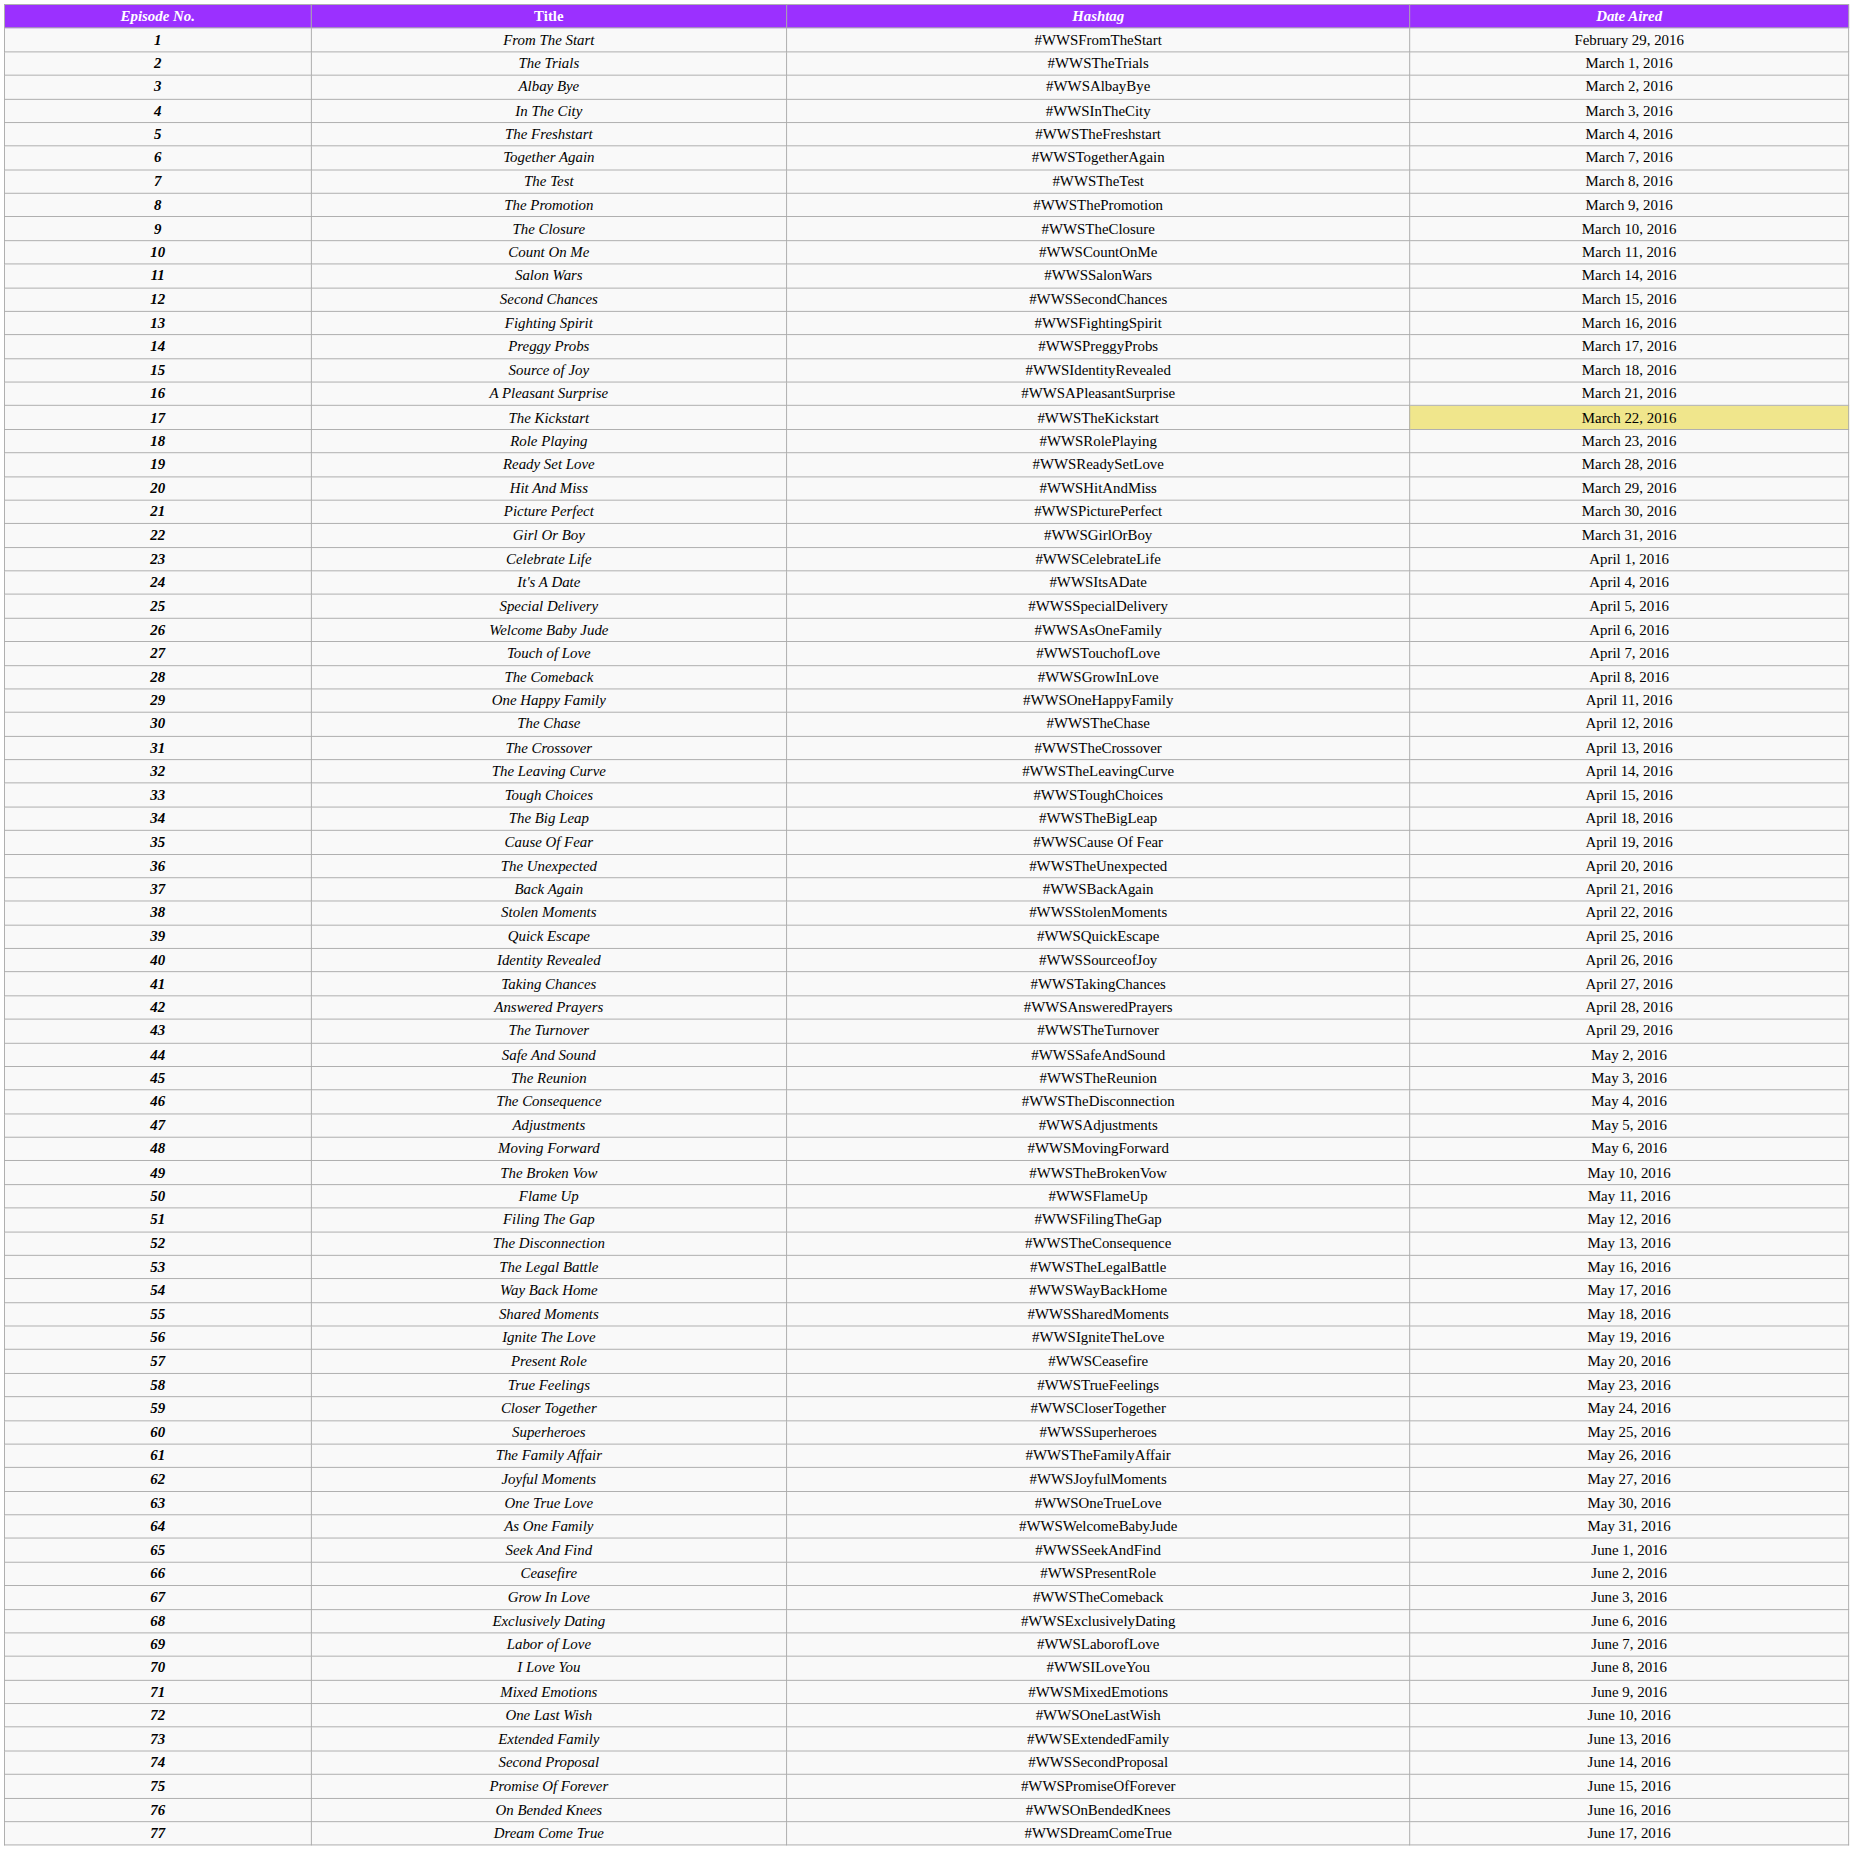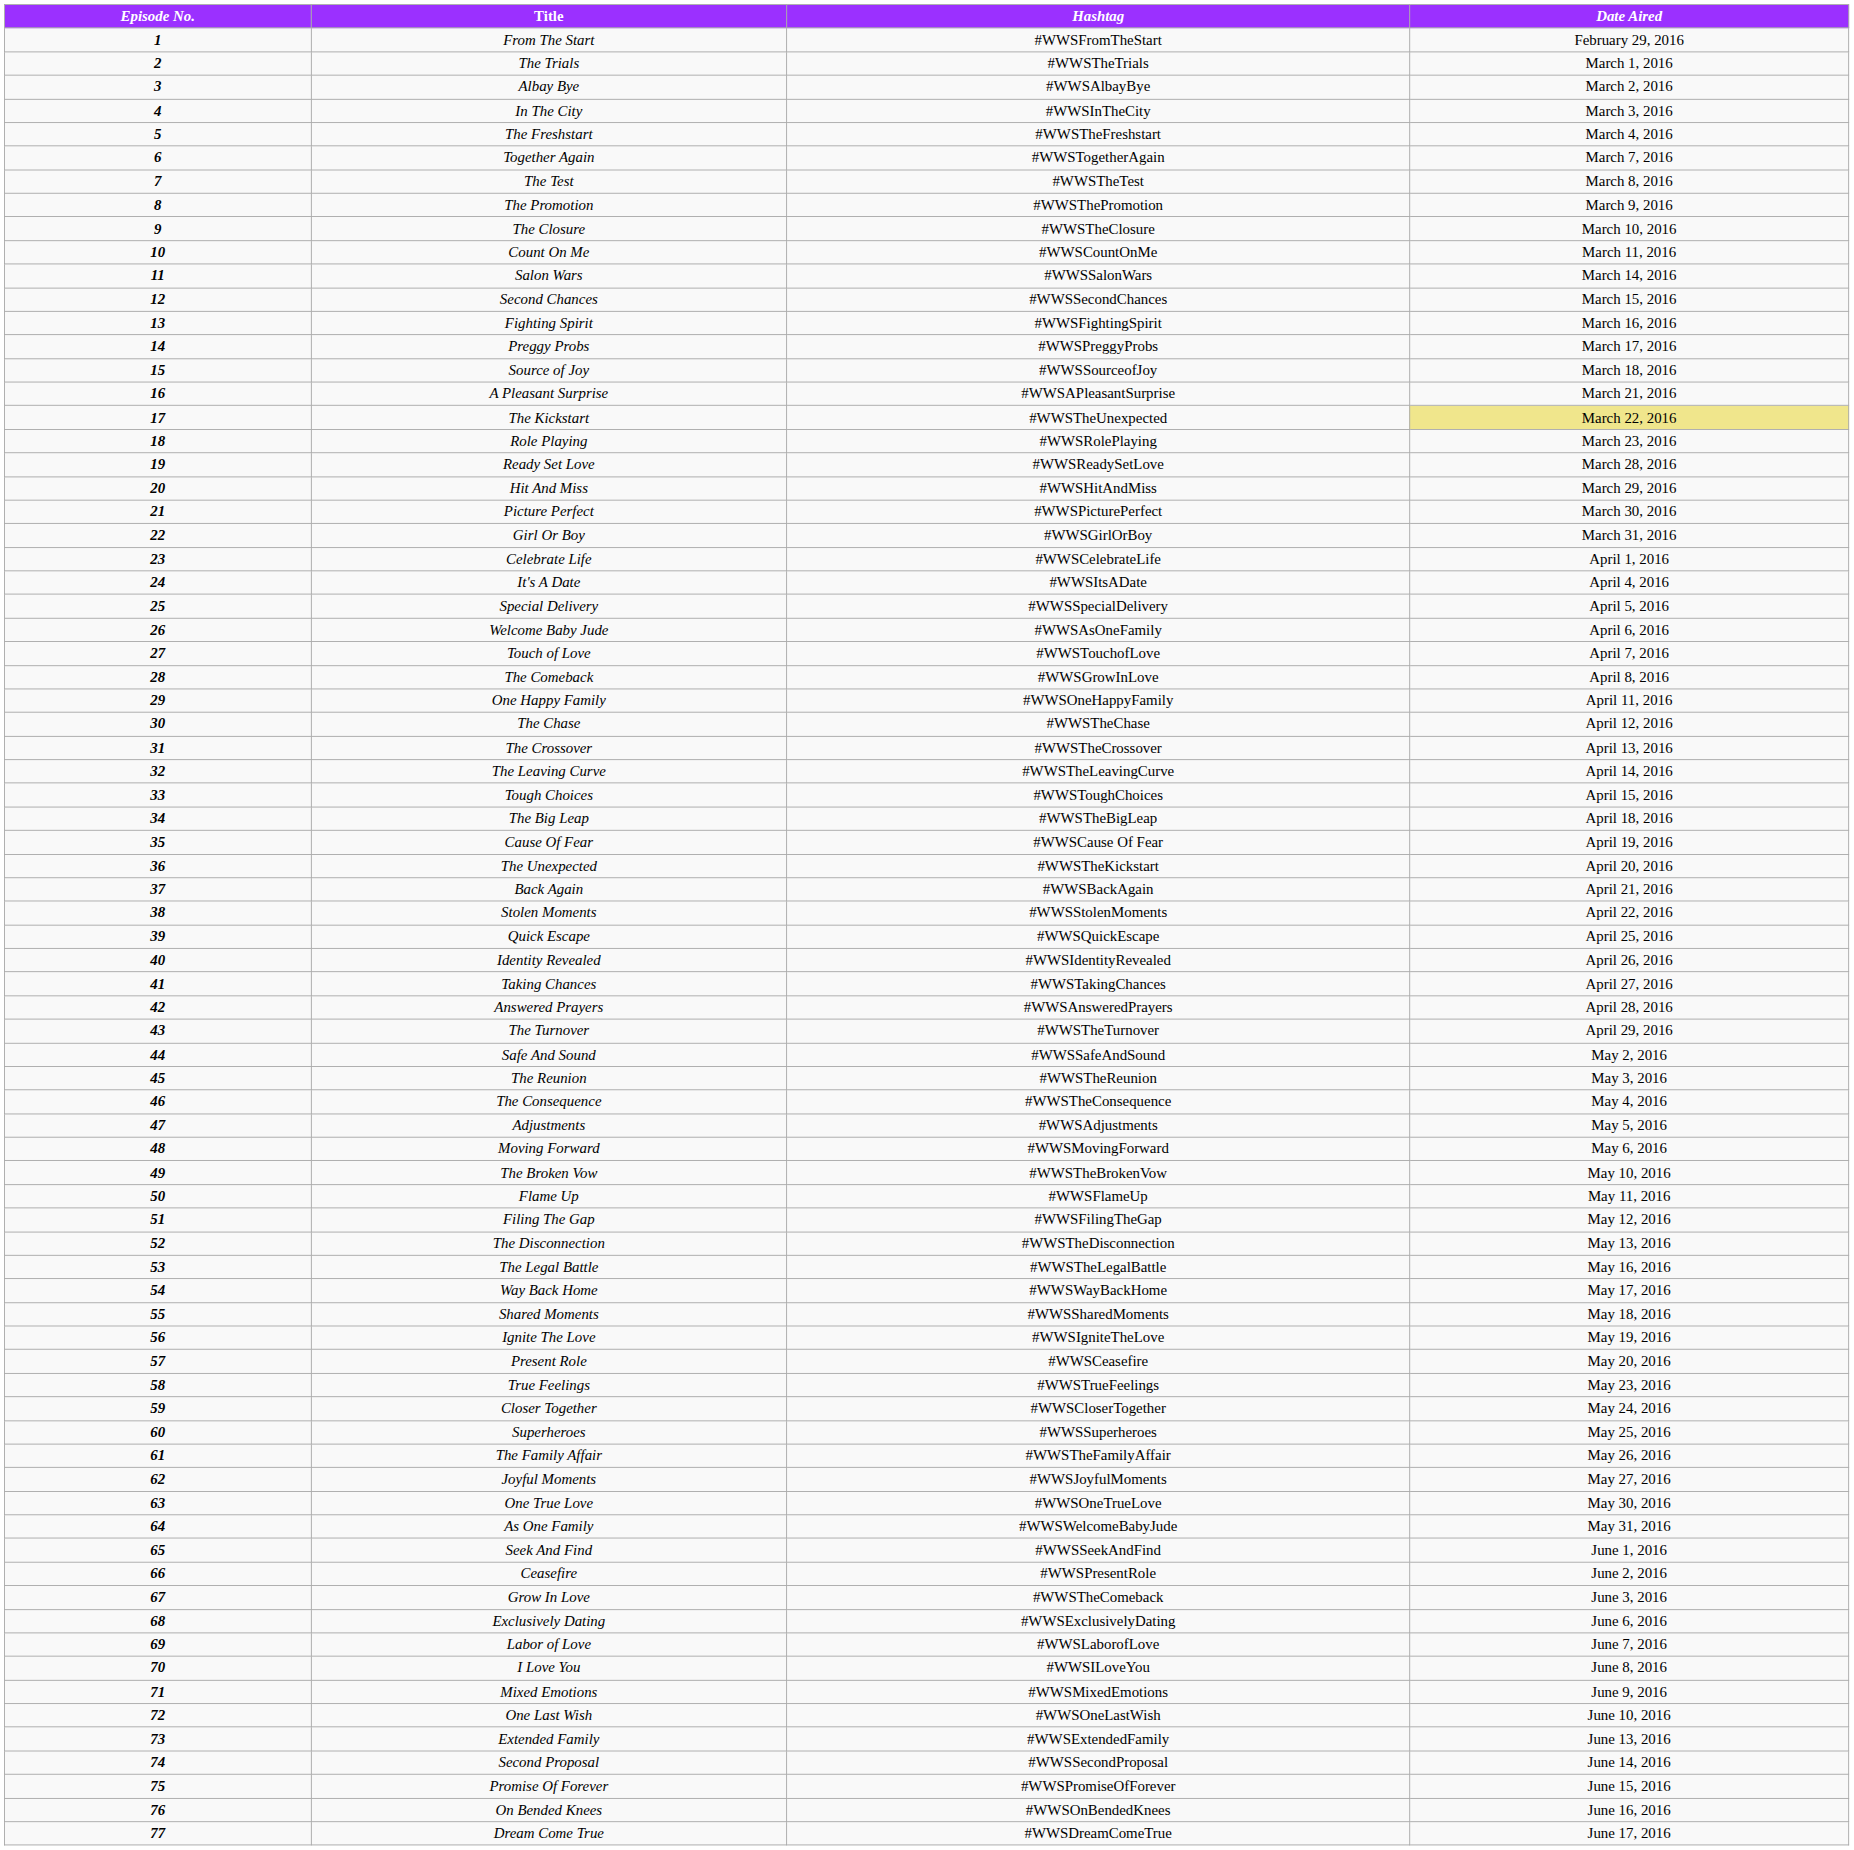(1098, 370) #WWSIdentityRevealed -> (1098, 370) #WWSSourceofJoy
(1098, 417) #WWSTheKickstart -> (1098, 417) #WWSTheUnexpected
(1098, 865) #WWSTheUnexpected -> (1098, 865) #WWSTheKickstart
(1098, 960) #WWSSourceofJoy -> (1098, 960) #WWSIdentityRevealed
(1098, 1101) #WWSTheDisconnection -> (1098, 1101) #WWSTheConsequence
(1098, 1243) #WWSTheConsequence -> (1098, 1243) #WWSTheDisconnection
